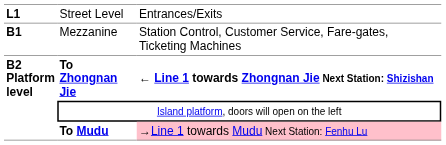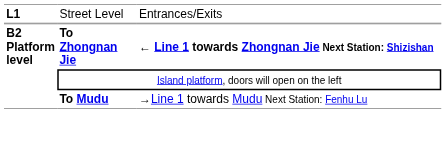- row: (88, 32)
(253, 130) pink background -> (253, 99) no background
